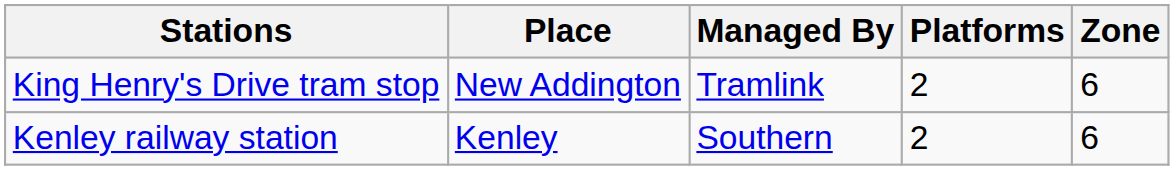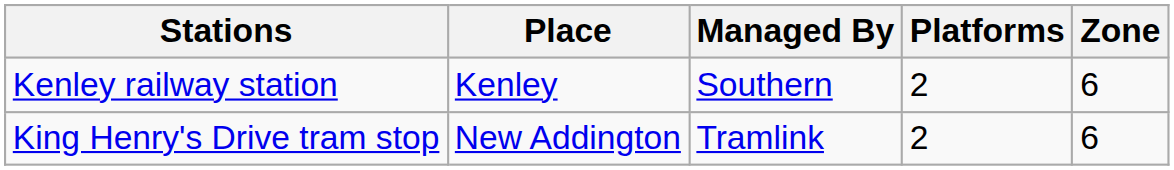rows swapped: (175, 137) <-> (226, 84)
